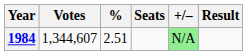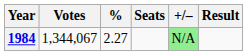(69, 39) 1,344,607 -> (69, 39) 1,344,067
(116, 39) 2.51 -> (116, 39) 2.27
